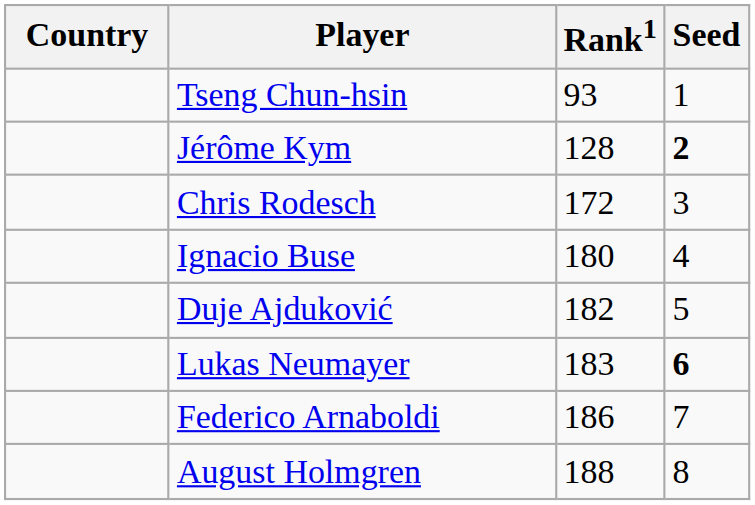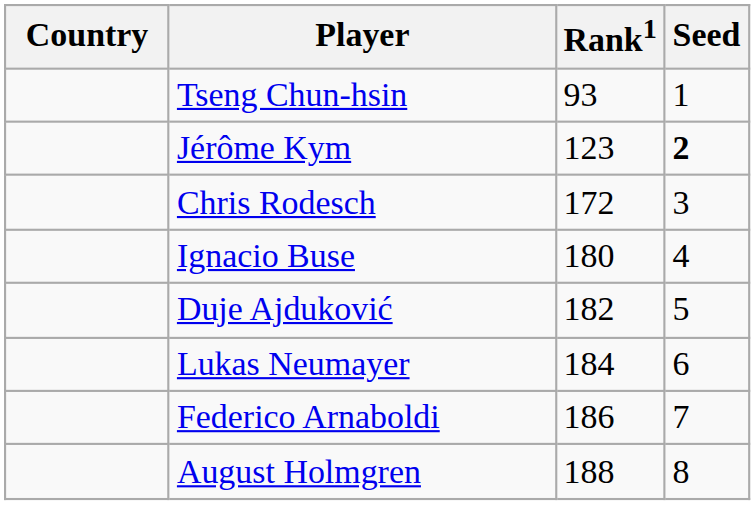(589, 148) 128 -> (589, 148) 123
(589, 363) 183 -> (589, 363) 184
(681, 363) bold -> (681, 363) normal
